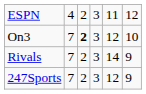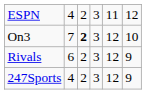(71, 57) 7 -> (71, 57) 6
(112, 57) 14 -> (112, 57) 12
(71, 78) 7 -> (71, 78) 4
